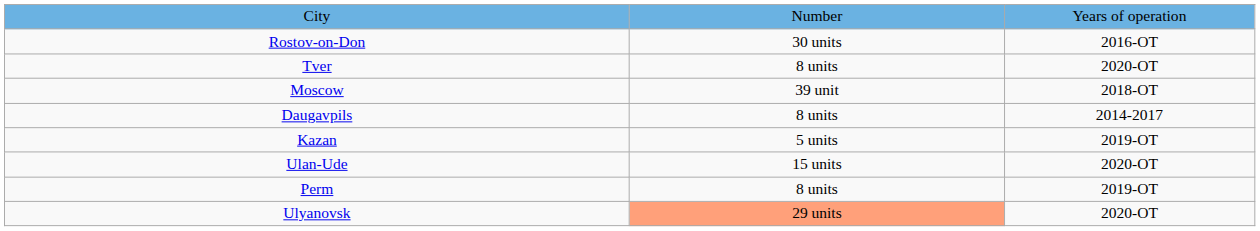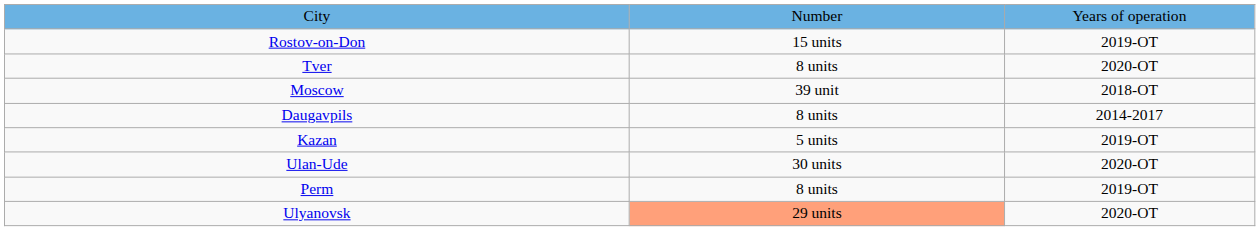(817, 41) 30 units -> (817, 41) 15 units
(1129, 41) 2016-OT -> (1129, 41) 2019-OT
(817, 164) 15 units -> (817, 164) 30 units
